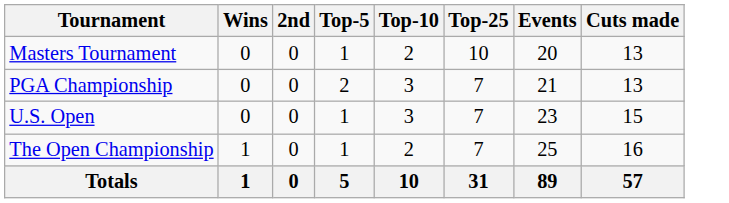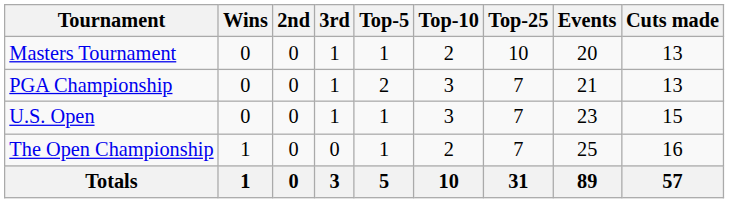+ column: (335, 20)
